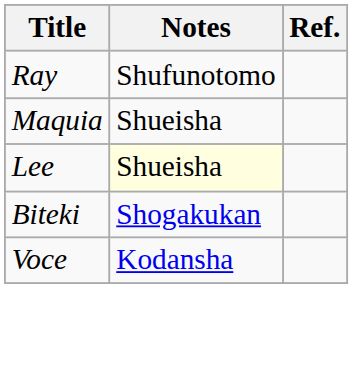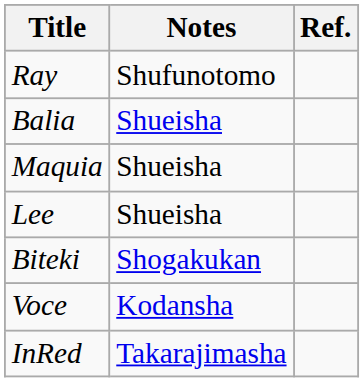+ row: (43, 120)
(169, 167) lightyellow background -> (169, 213) no background
+ row: (47, 352)
